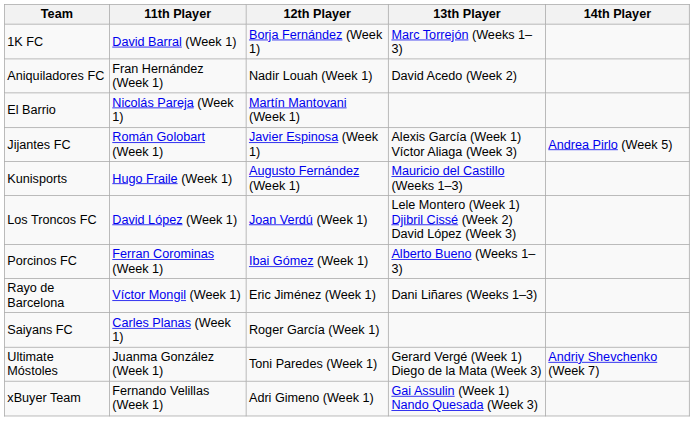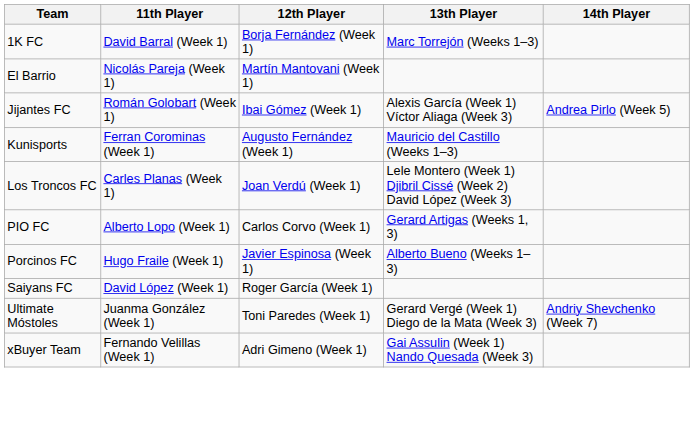- row: (56, 75)
(313, 144) Javier Espinosa (Week 1) -> (302, 110) Ibai Gómez (Week 1)
(172, 178) Hugo Fraile (Week 1) -> (154, 144) Ferran Corominas (Week 1)
(175, 220) David López (Week 1) -> (163, 185) Carles Planas (Week 1)
+ row: (28, 227)
(163, 261) Ferran Corominas (Week 1) -> (163, 261) Hugo Fraile (Week 1)
(309, 261) Ibai Gómez (Week 1) -> (306, 261) Javier Espinosa (Week 1)
- row: (36, 295)
(172, 330) Carles Planas (Week 1) -> (166, 288) David López (Week 1)
